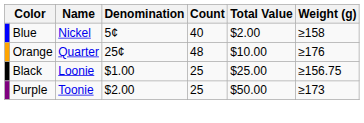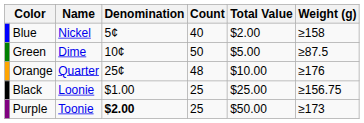+ row: (29, 52)
(119, 90) normal -> (119, 109) bold
